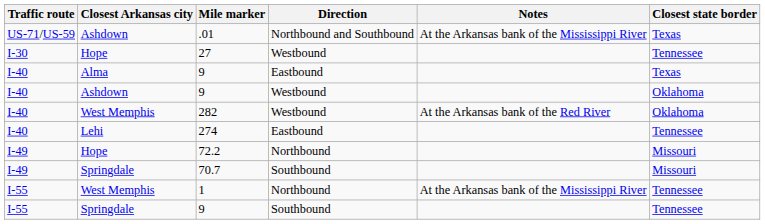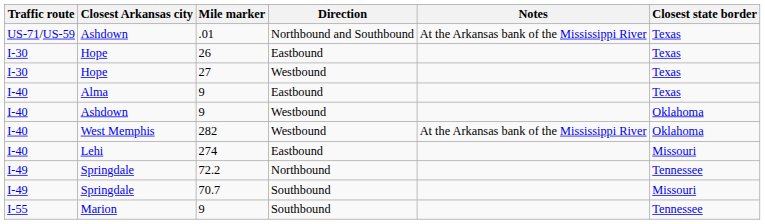+ row: (205, 53)
(678, 53) Tennessee -> (667, 72) Texas
(515, 111) At the Arkansas bank of the Red River -> (533, 131) At the Arkansas bank of the Mississippi River
(678, 131) Tennessee -> (674, 151) Missouri
(94, 151) Hope -> (107, 170) Springdale
(674, 151) Missouri -> (678, 170) Tennessee
- row: (202, 190)
(107, 209) Springdale -> (99, 209) Marion
